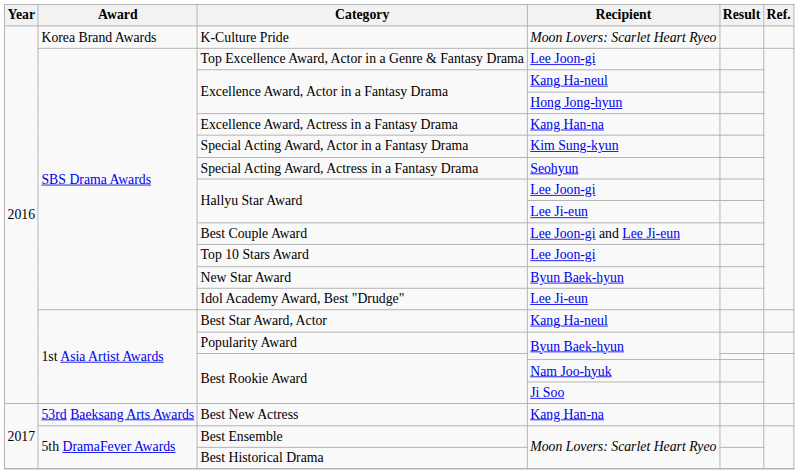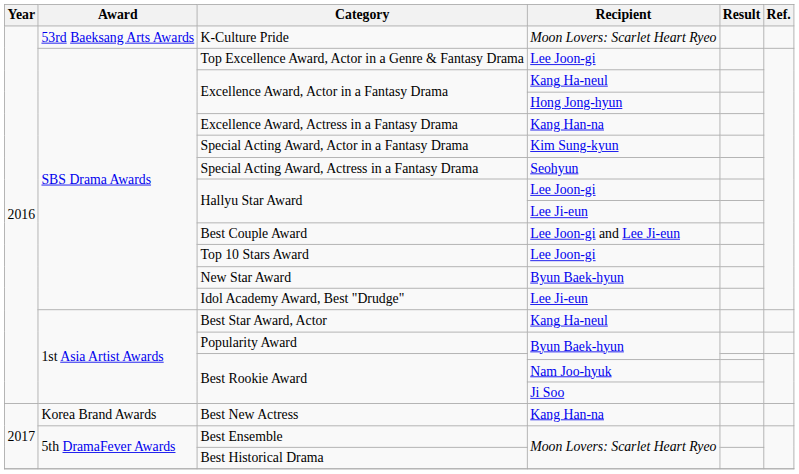(99, 37) Korea Brand Awards -> (118, 37) 53rd Baeksang Arts Awards
(118, 414) 53rd Baeksang Arts Awards -> (99, 414) Korea Brand Awards
